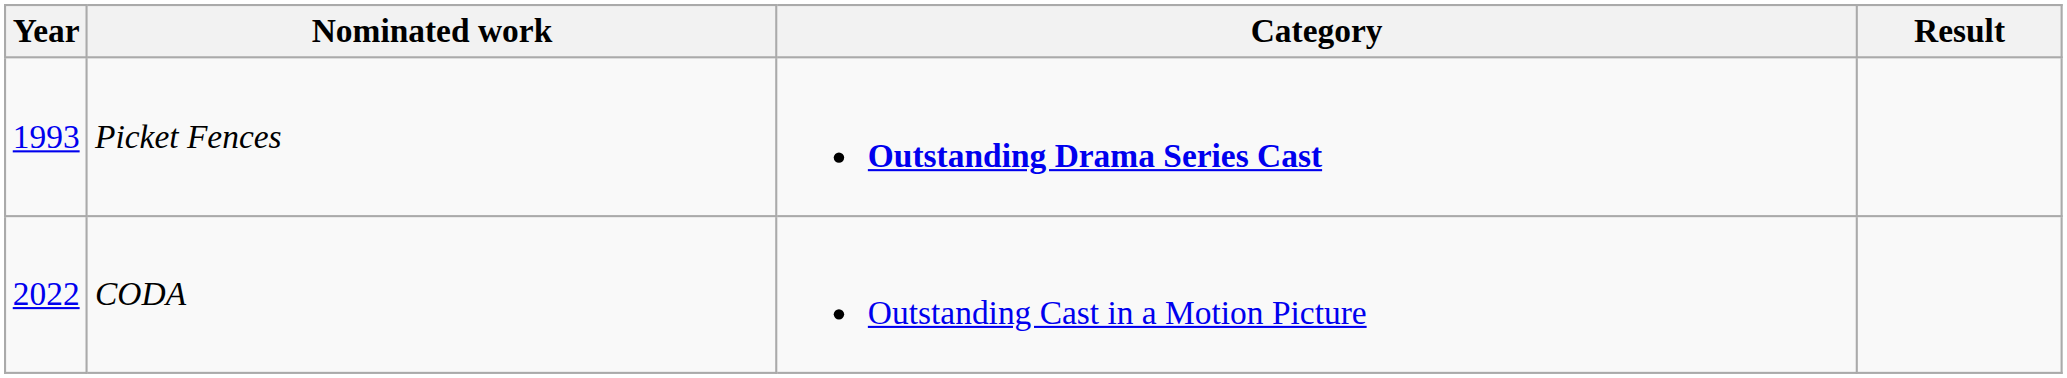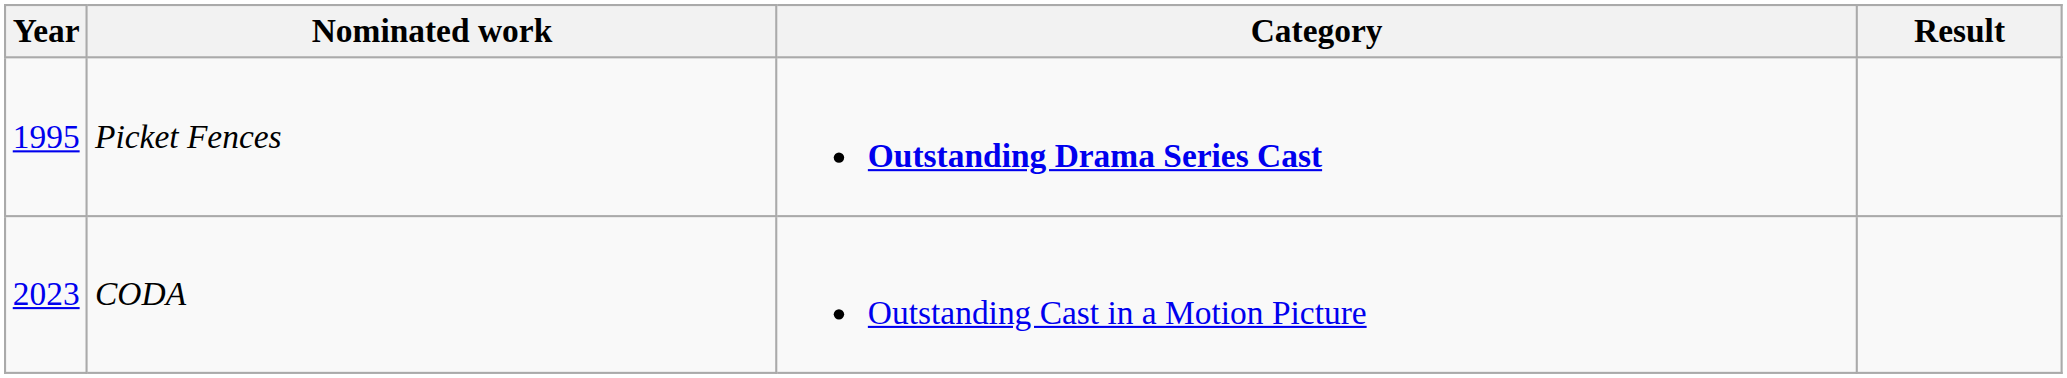(46, 136) 1993 -> (46, 136) 1995
(46, 293) 2022 -> (46, 293) 2023
